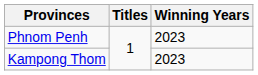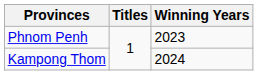(170, 59) 2023 -> (170, 59) 2024
